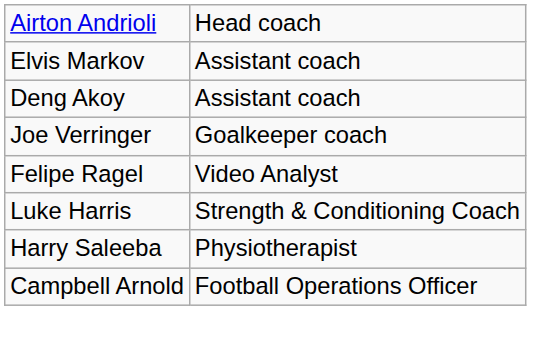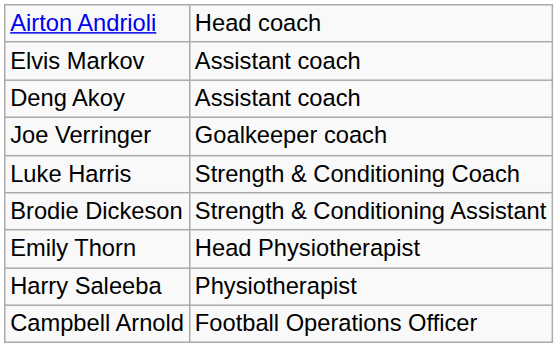- row: (77, 173)
+ row: (96, 211)
+ row: (73, 248)
